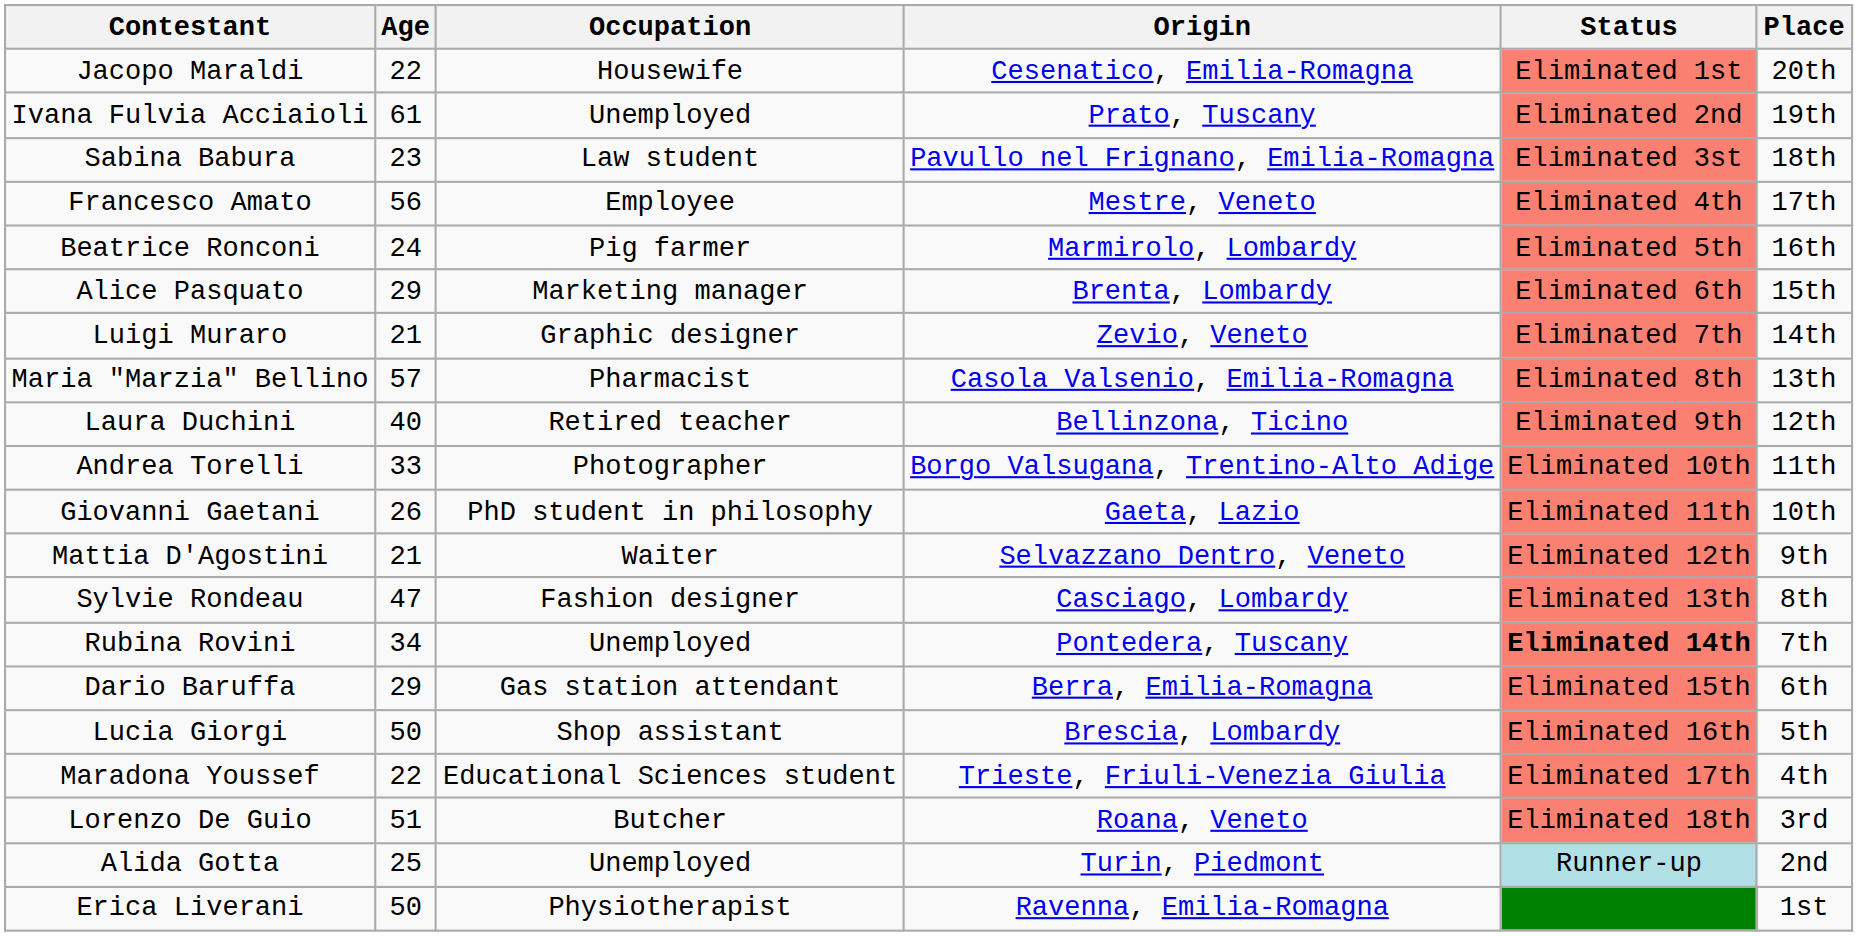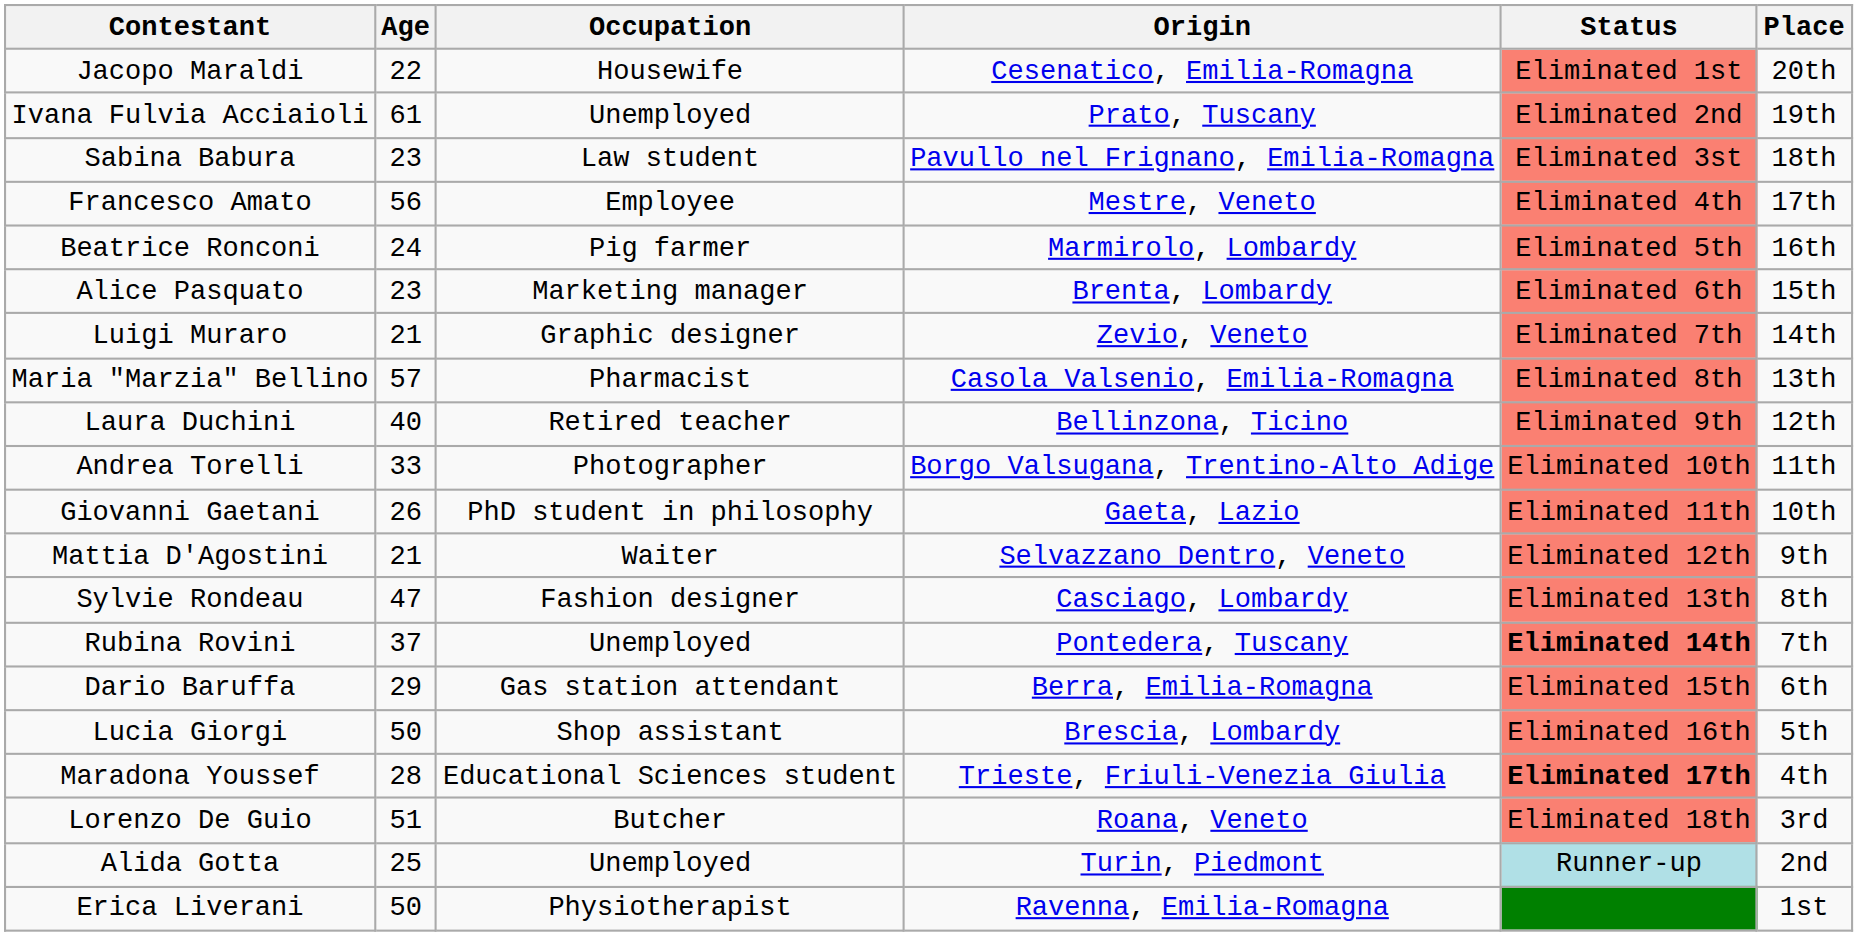(406, 291) 29 -> (406, 291) 23
(406, 644) 34 -> (406, 644) 37
(406, 776) 22 -> (406, 776) 28
(1629, 776) normal -> (1629, 776) bold
